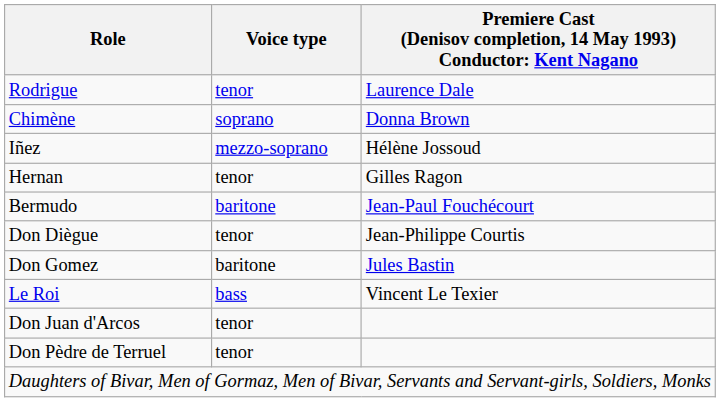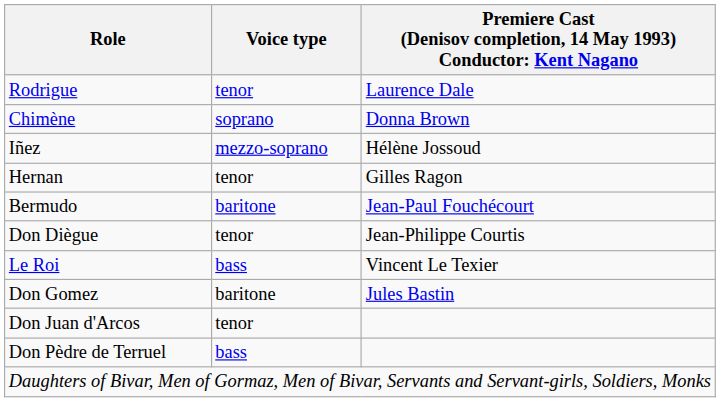rows swapped: (54, 264) <-> (34, 293)
(234, 352) tenor -> (231, 352) bass
